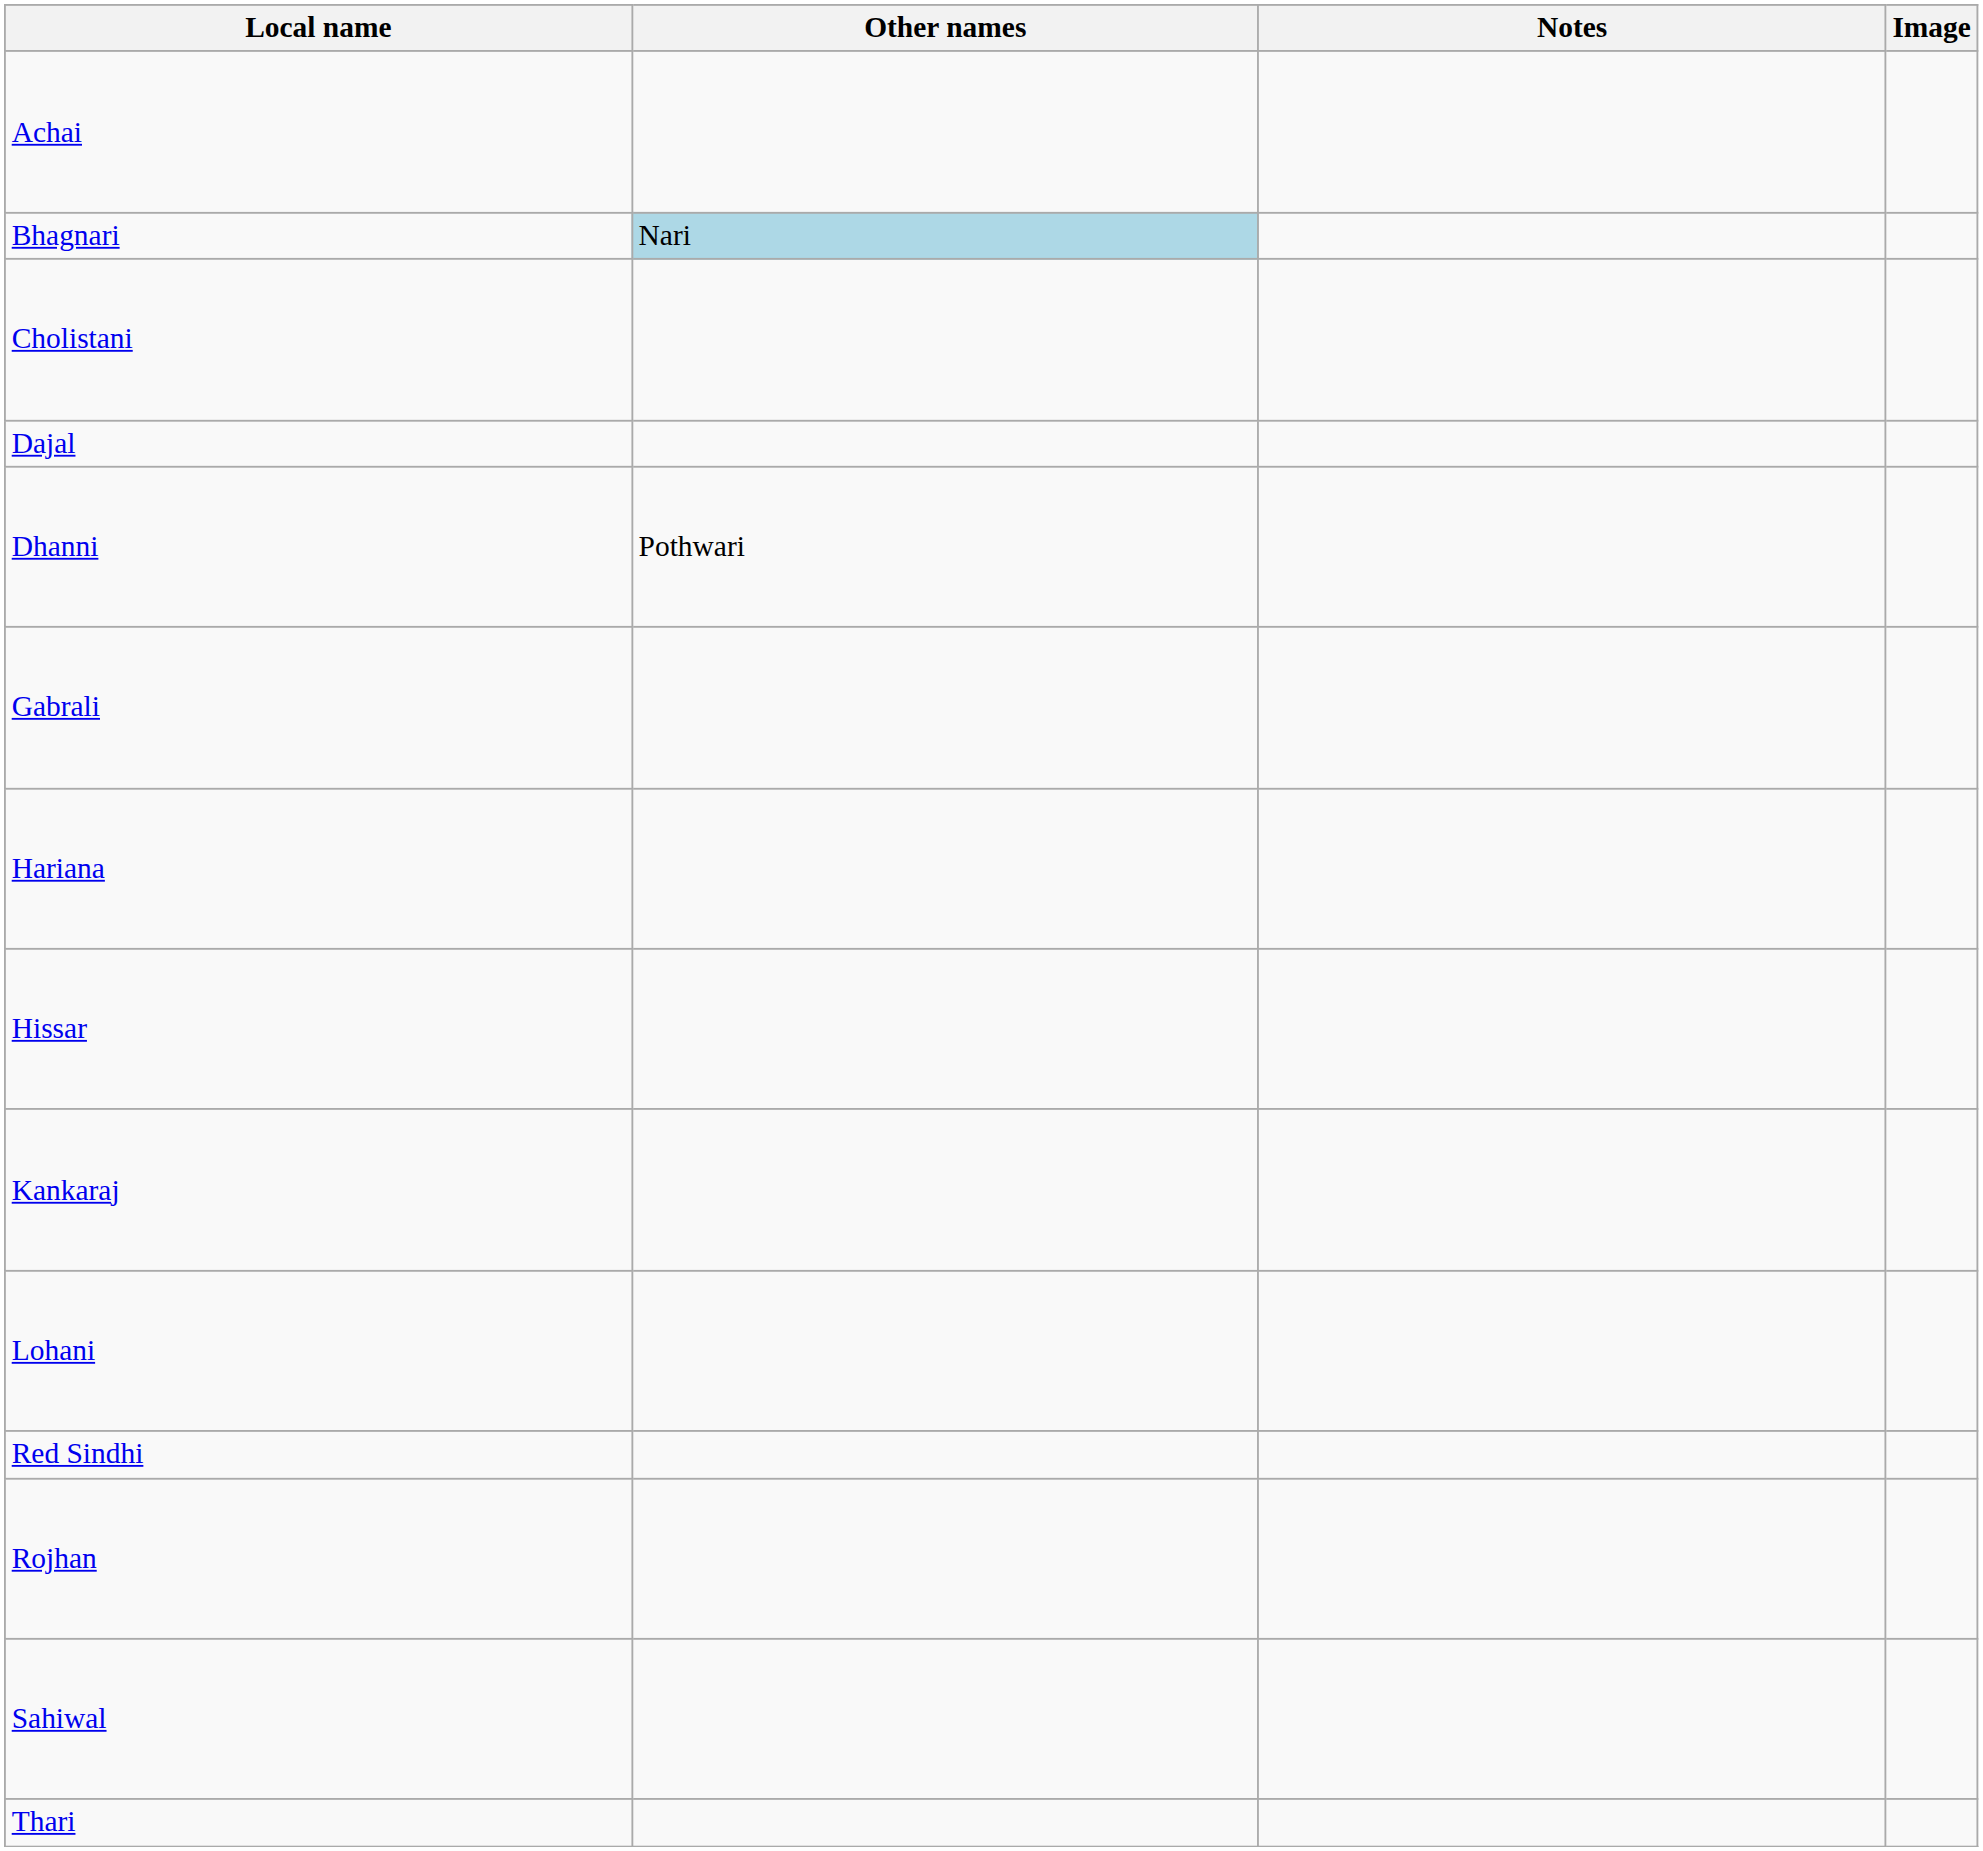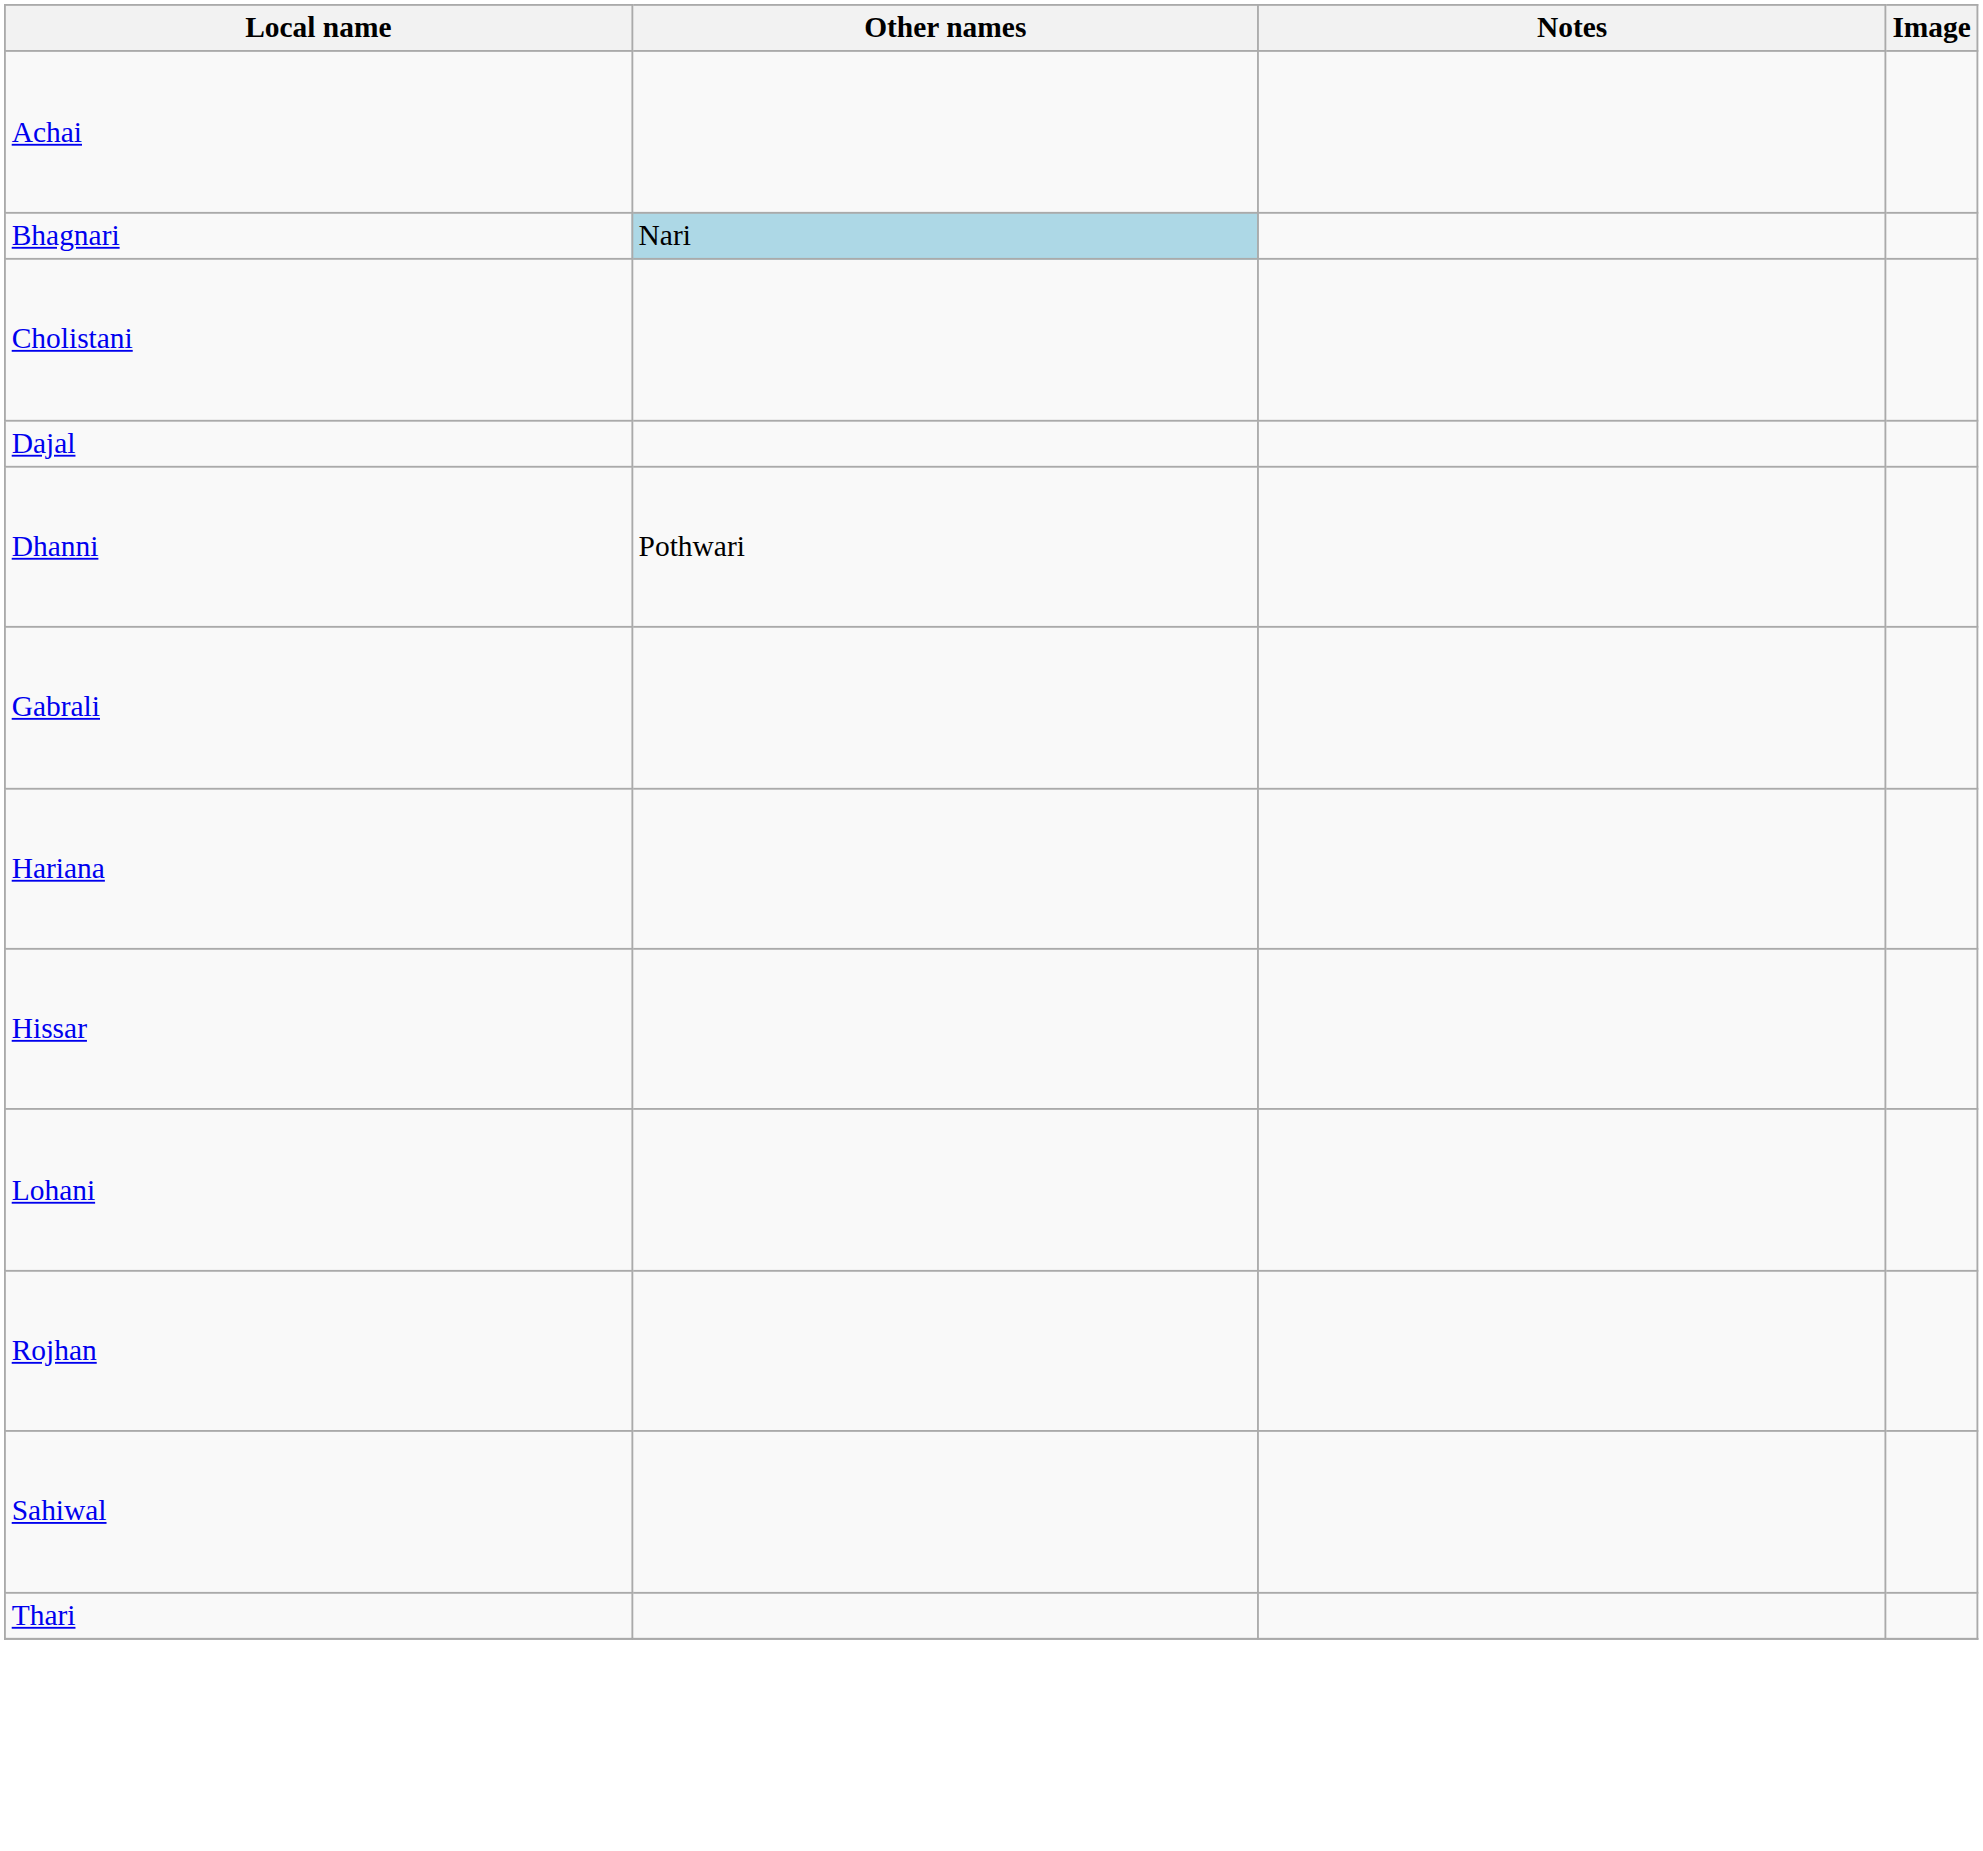- row: (66, 1189)
- row: (78, 1454)
